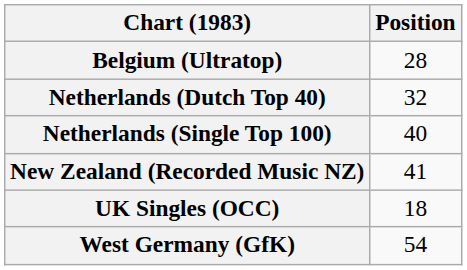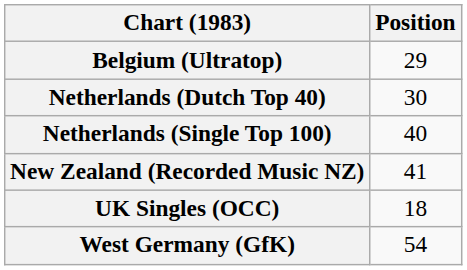(415, 60) 28 -> (415, 60) 29
(415, 97) 32 -> (415, 97) 30
